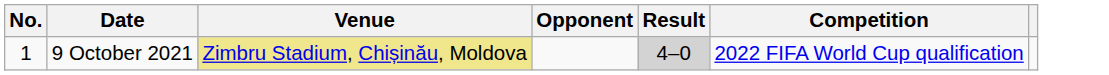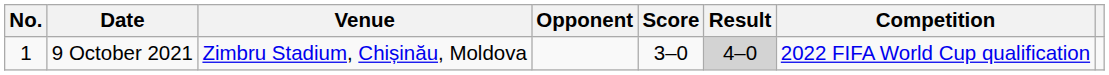+ column: (671, 20)
(365, 53) khaki background -> (365, 53) no background
